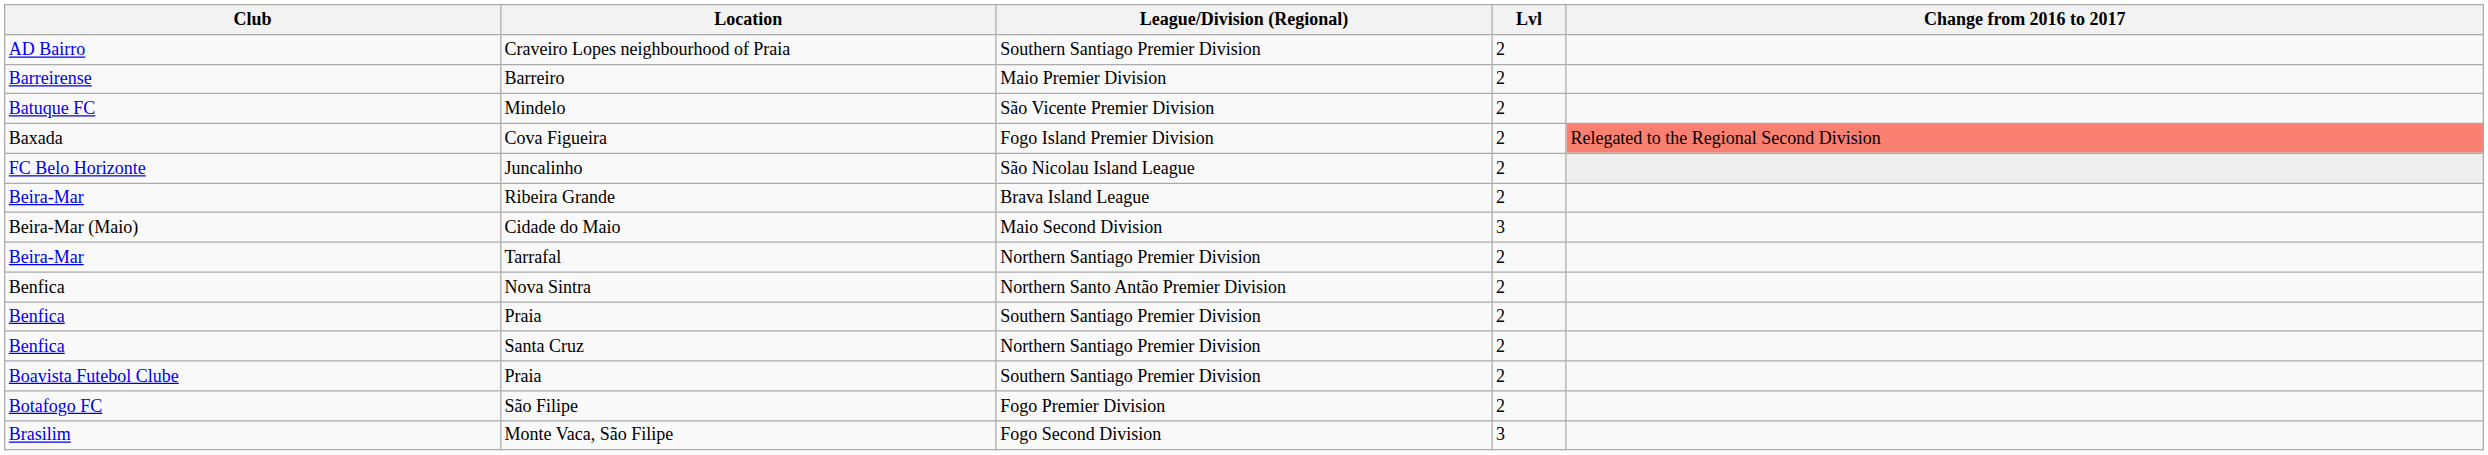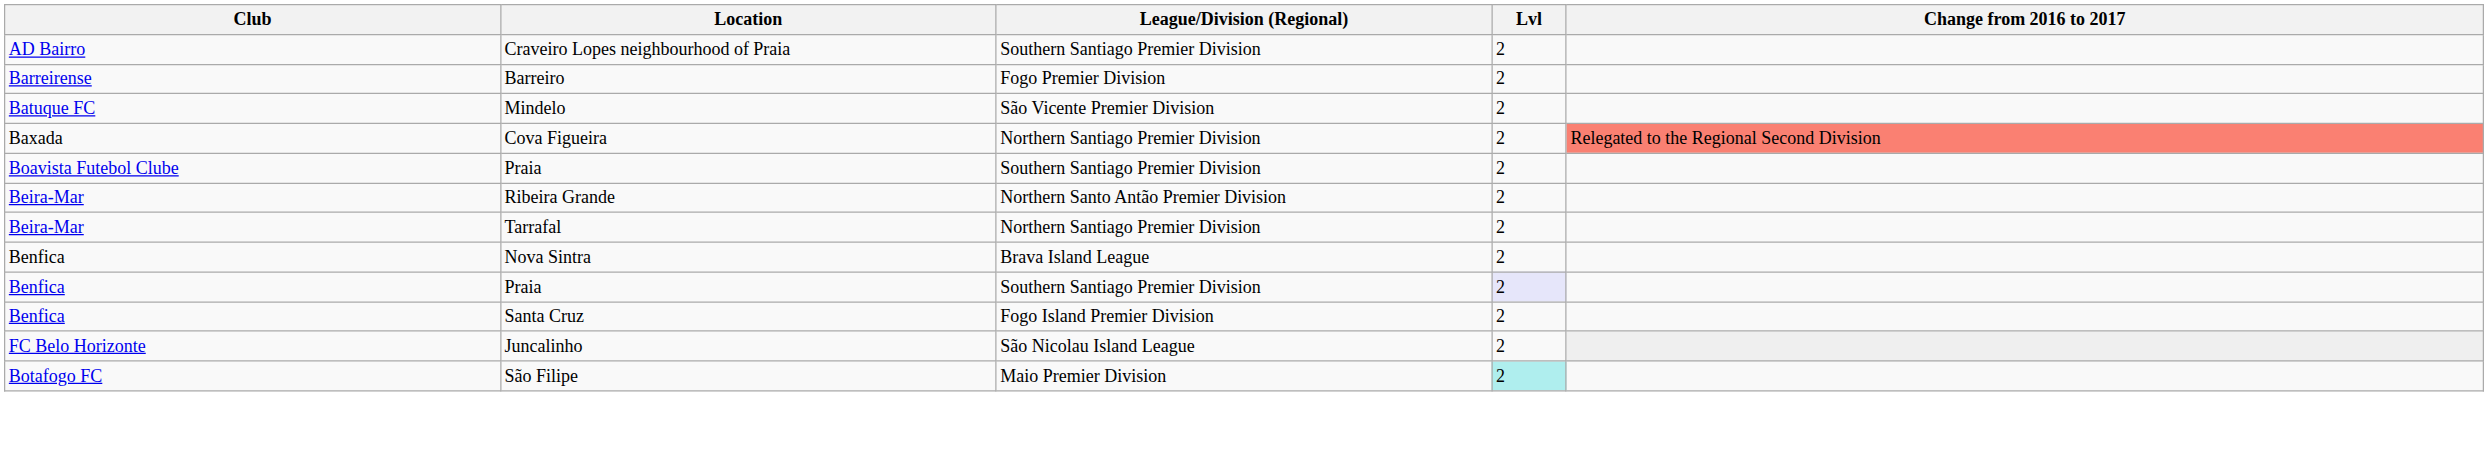(1083, 79) Maio Premier Division -> (1083, 79) Fogo Premier Division
(1107, 138) Fogo Island Premier Division -> (1130, 138) Northern Santiago Premier Division
rows swapped: (77, 168) <-> (94, 375)
(1075, 197) Brava Island League -> (1143, 197) Northern Santo Antão Premier Division
- row: (74, 227)
(1143, 286) Northern Santo Antão Premier Division -> (1075, 257) Brava Island League
(1501, 316) no background -> (1501, 286) lavender background
(1130, 346) Northern Santiago Premier Division -> (1107, 316) Fogo Island Premier Division
(1083, 405) Fogo Premier Division -> (1083, 375) Maio Premier Division
(1501, 405) no background -> (1501, 375) paleturquoise background
- row: (40, 435)
